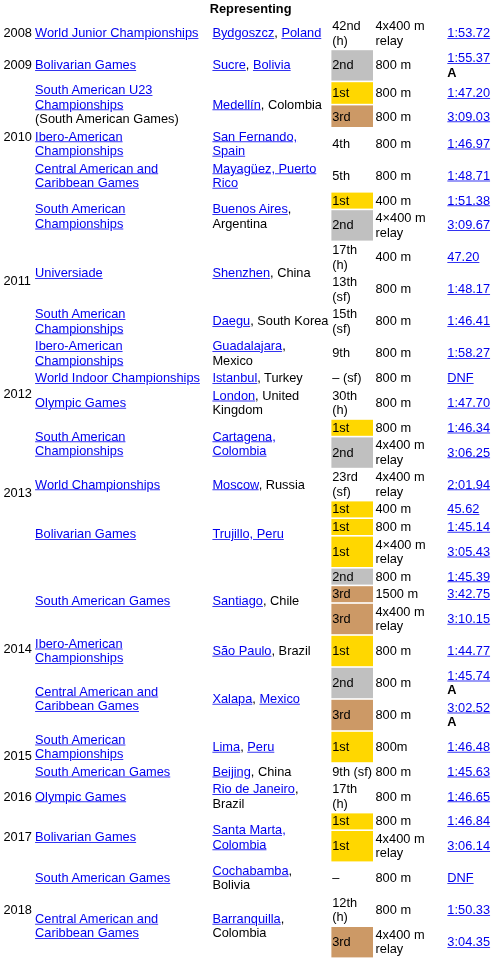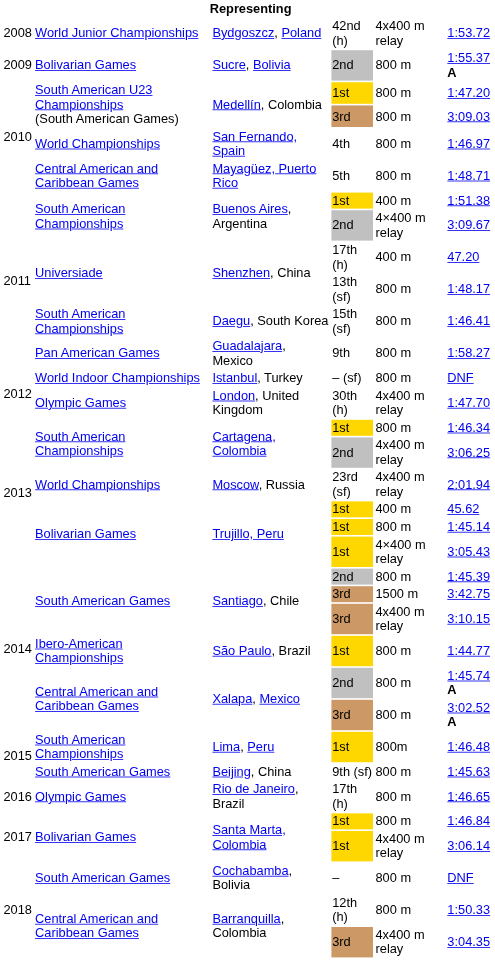(79, 143) Ibero-American Championships -> (98, 143) World Championships
(79, 353) Ibero-American Championships -> (97, 353) Pan American Games
(393, 403) 800 m -> (400, 403) 4x400 m relay
